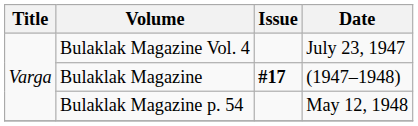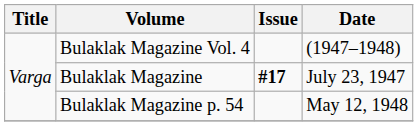(356, 47) July 23, 1947 -> (353, 47) (1947–1948)
(353, 76) (1947–1948) -> (356, 76) July 23, 1947
